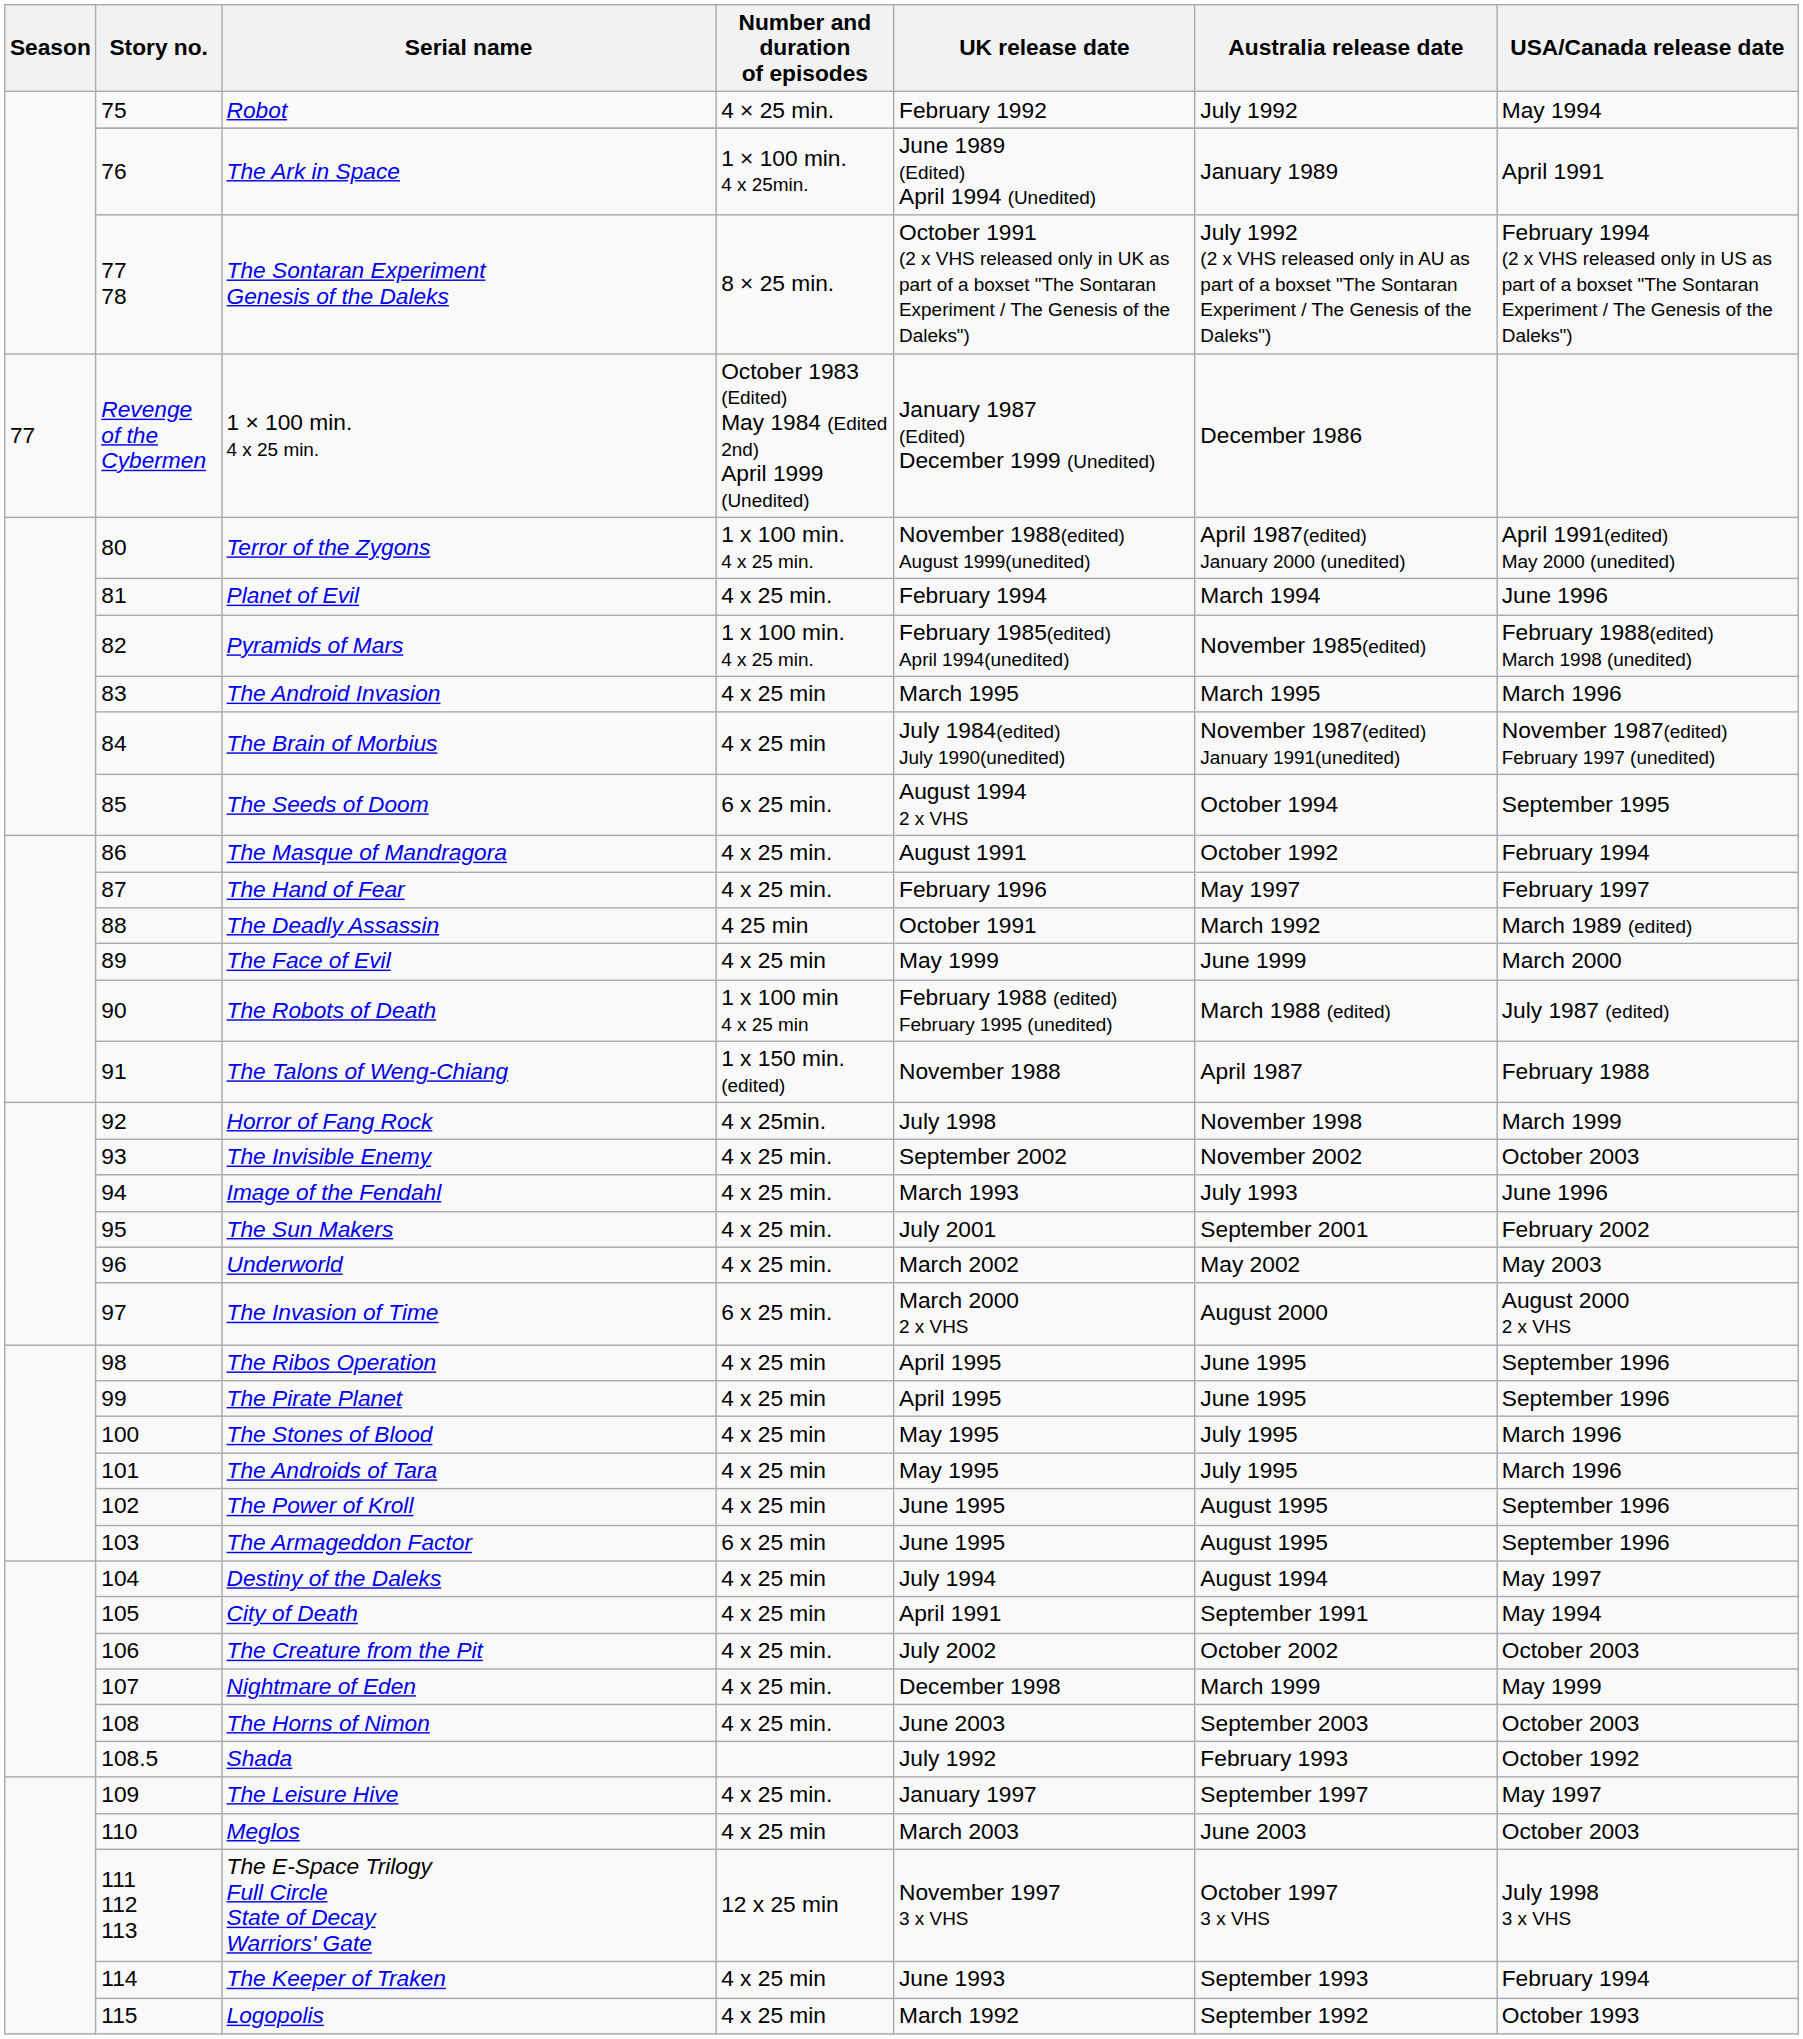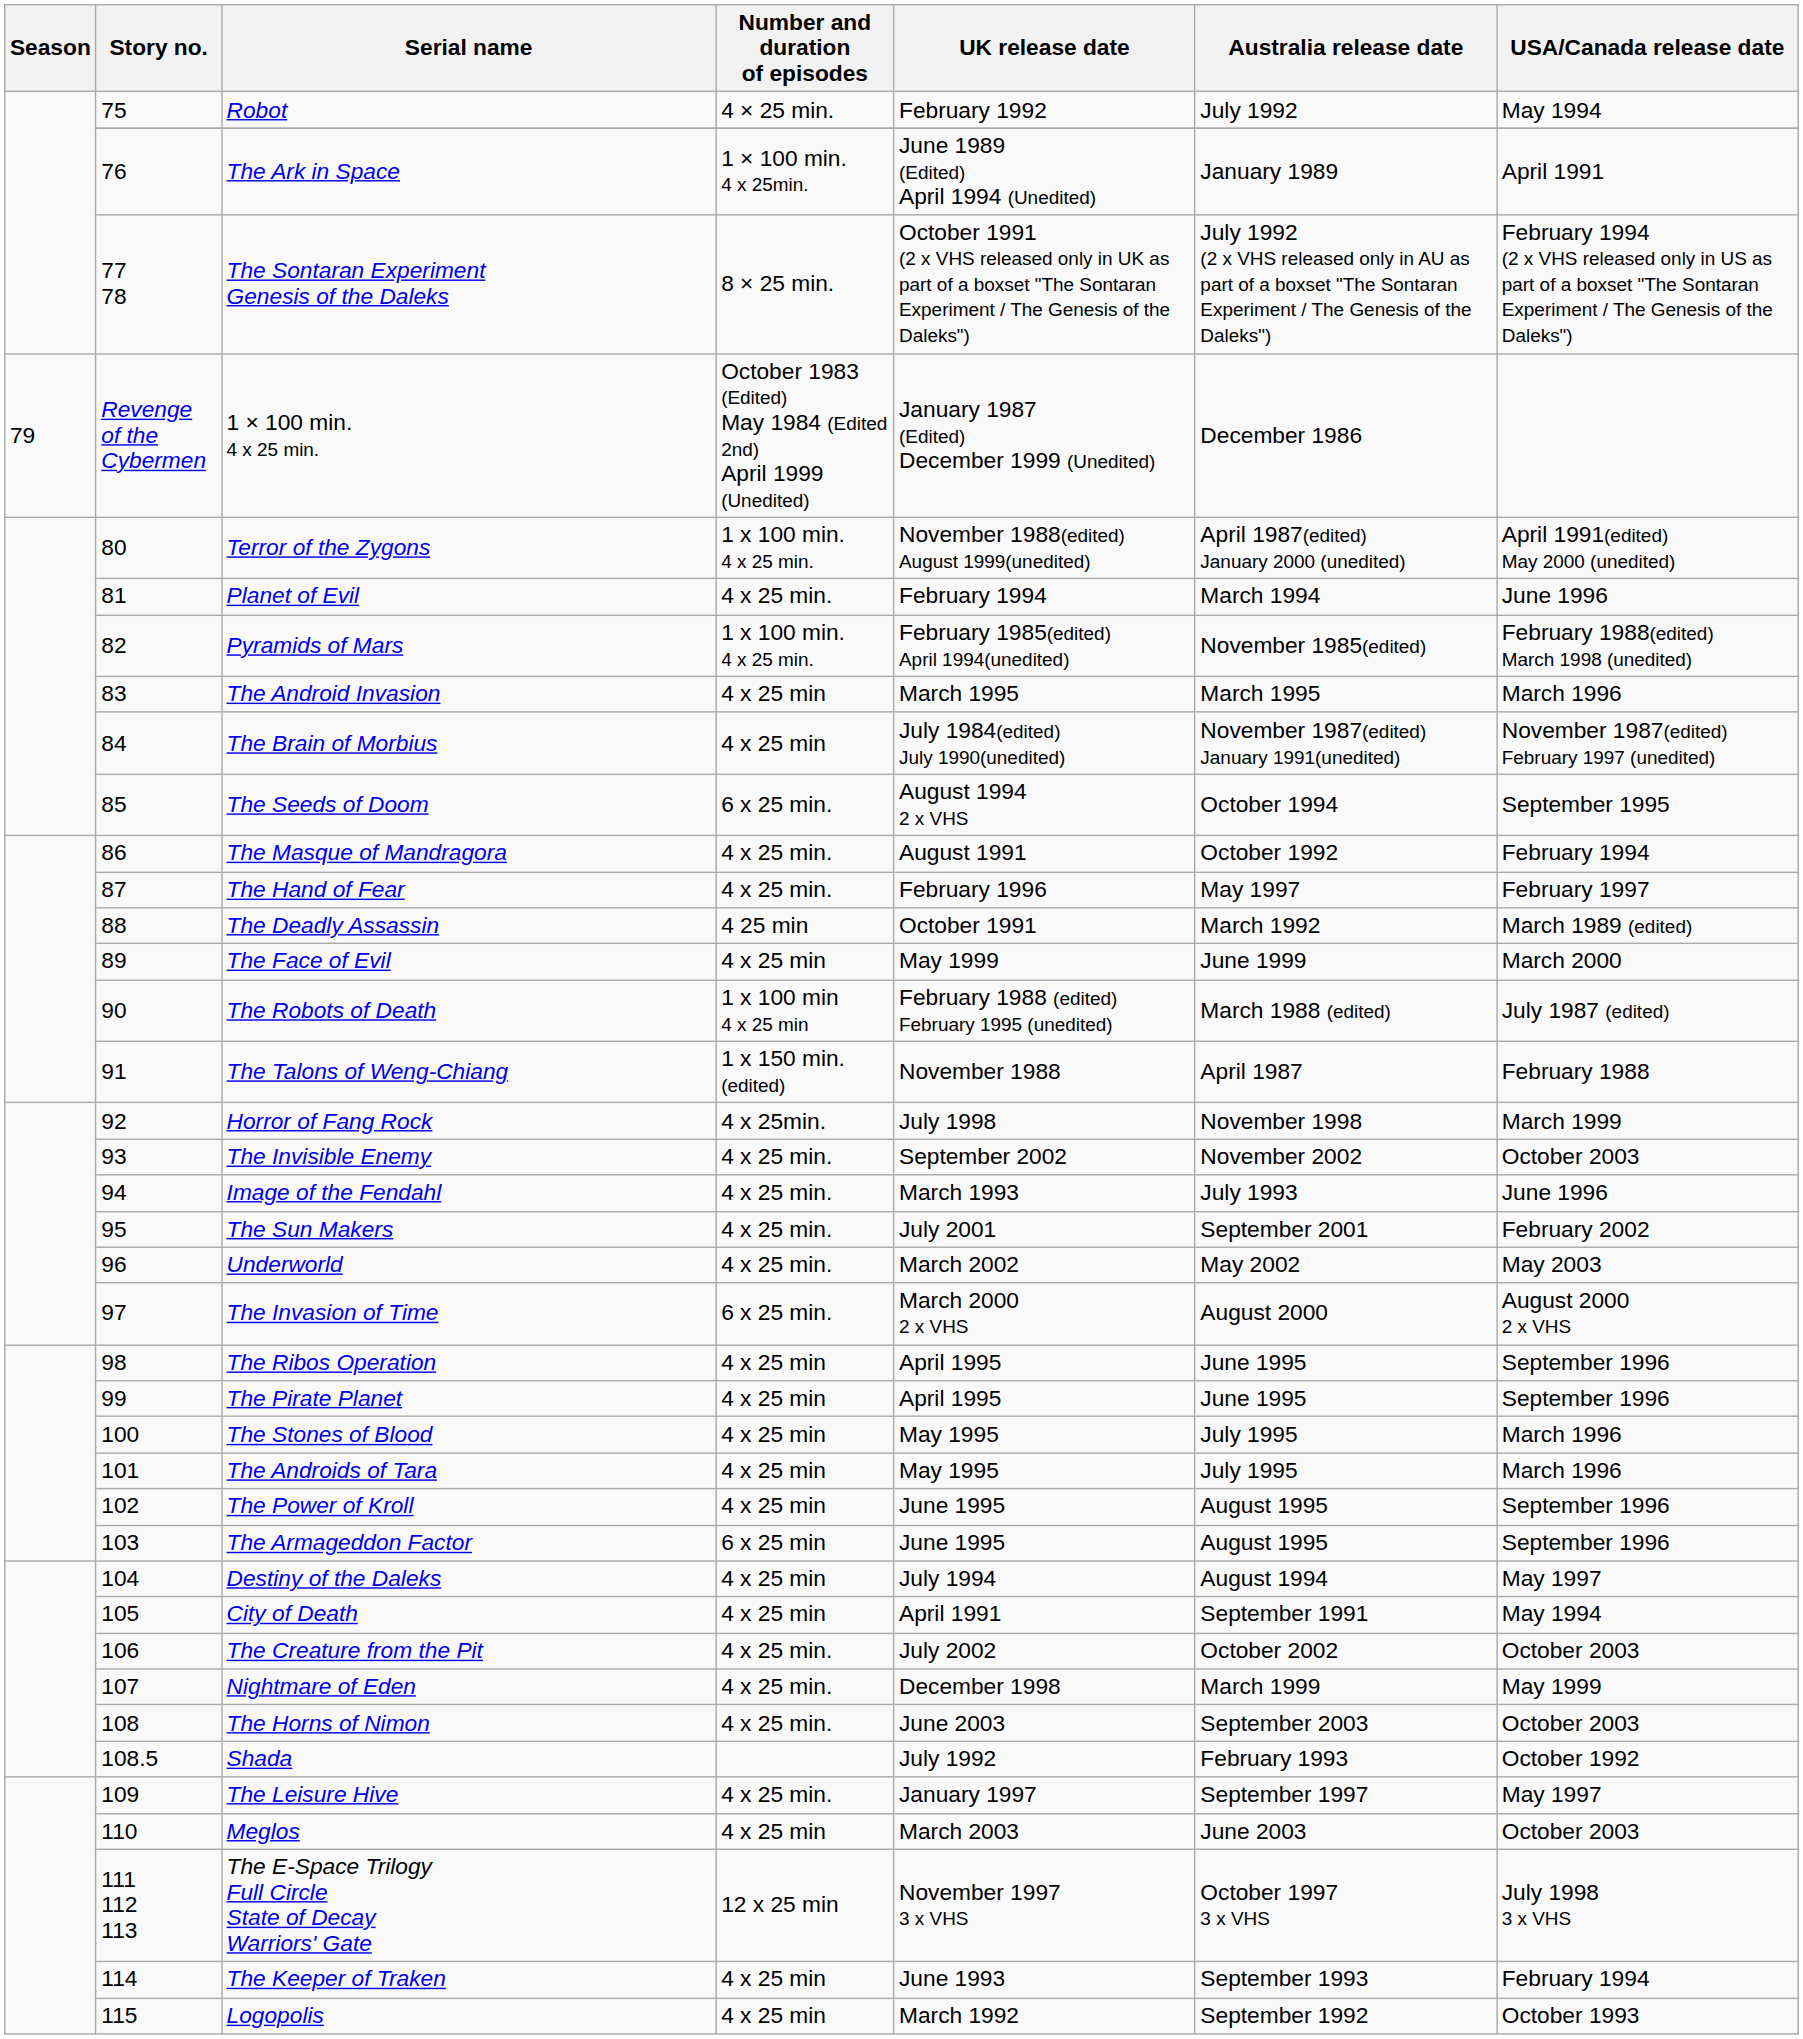(23, 435) 77 -> (23, 435) 79
